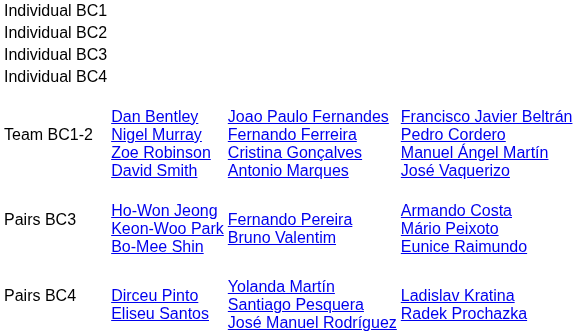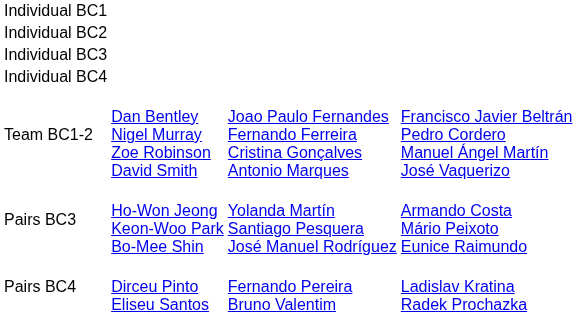(290, 228) Fernando Pereira Bruno Valentim -> (312, 228) Yolanda Martín Santiago Pesquera José Manuel Rodríguez
(312, 304) Yolanda Martín Santiago Pesquera José Manuel Rodríguez -> (290, 296) Fernando Pereira Bruno Valentim
